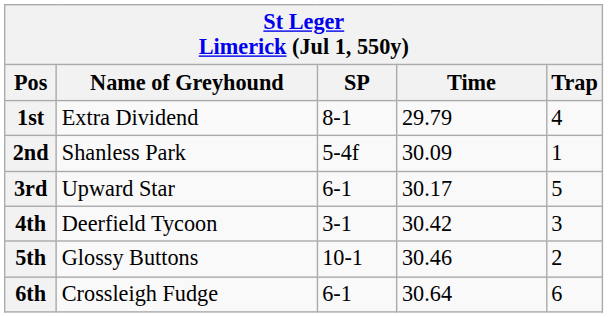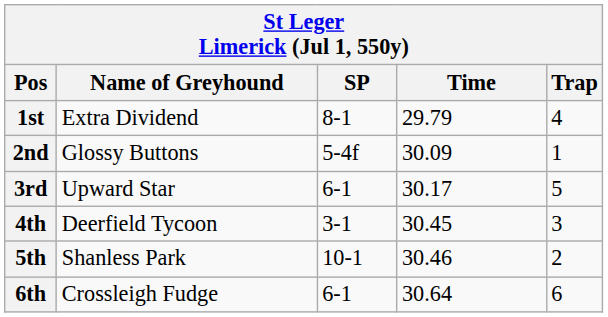(124, 152) Shanless Park -> (130, 152) Glossy Buttons
(427, 223) 30.42 -> (427, 223) 30.45
(130, 258) Glossy Buttons -> (124, 258) Shanless Park
